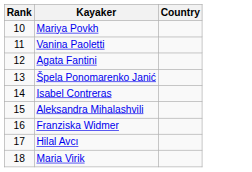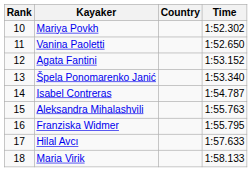+ column: (225, 12)
